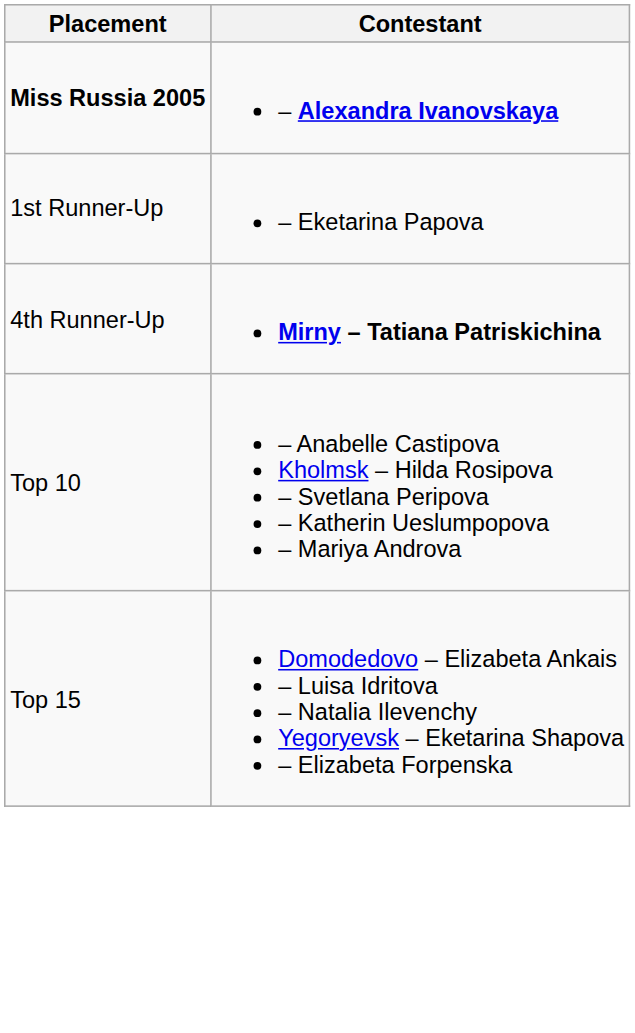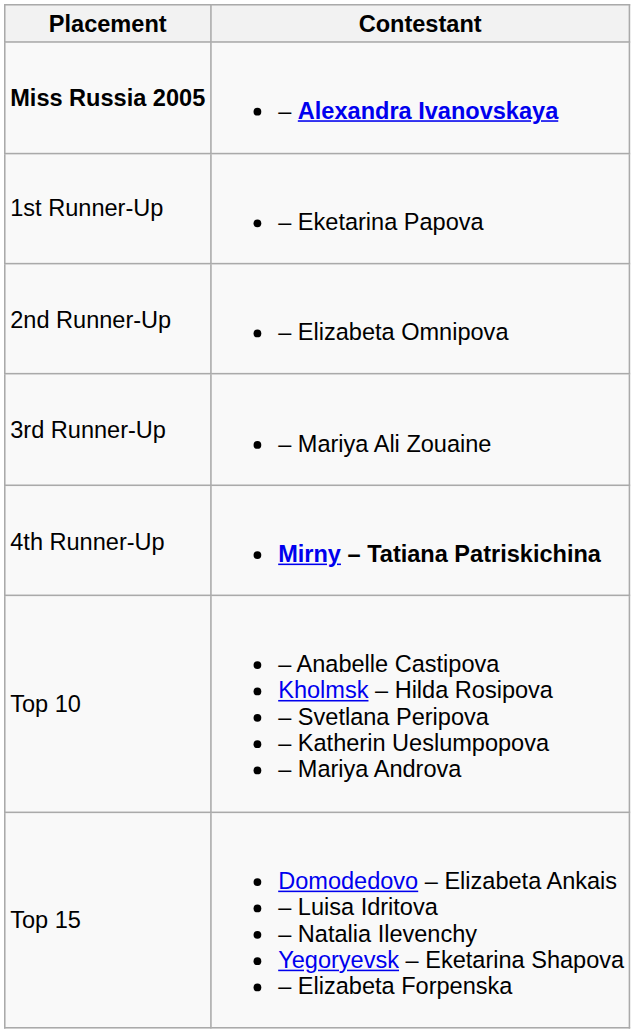+ row: (91, 319)
+ row: (88, 430)
